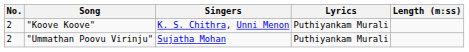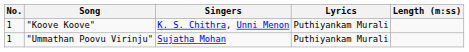(9, 26) 2 -> (9, 26) 1
(9, 40) 2 -> (9, 40) 1
